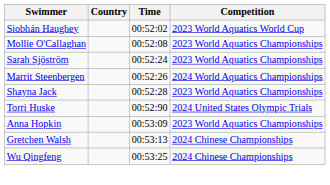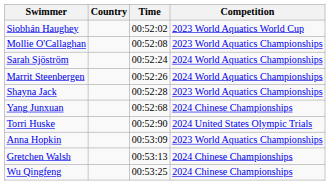(247, 60) 2023 World Aquatics Championships -> (247, 60) 2024 World Aquatics Championships
+ row: (35, 108)
